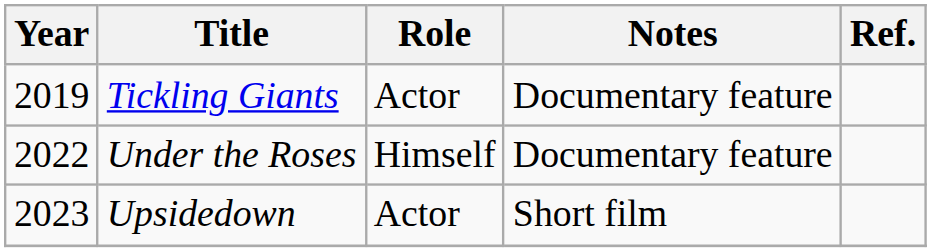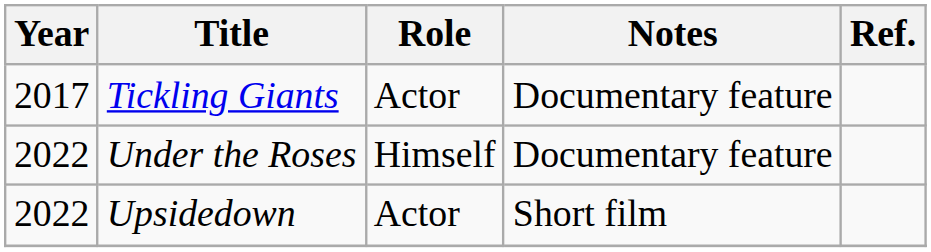(52, 94) 2019 -> (52, 94) 2017
(52, 214) 2023 -> (52, 214) 2022
